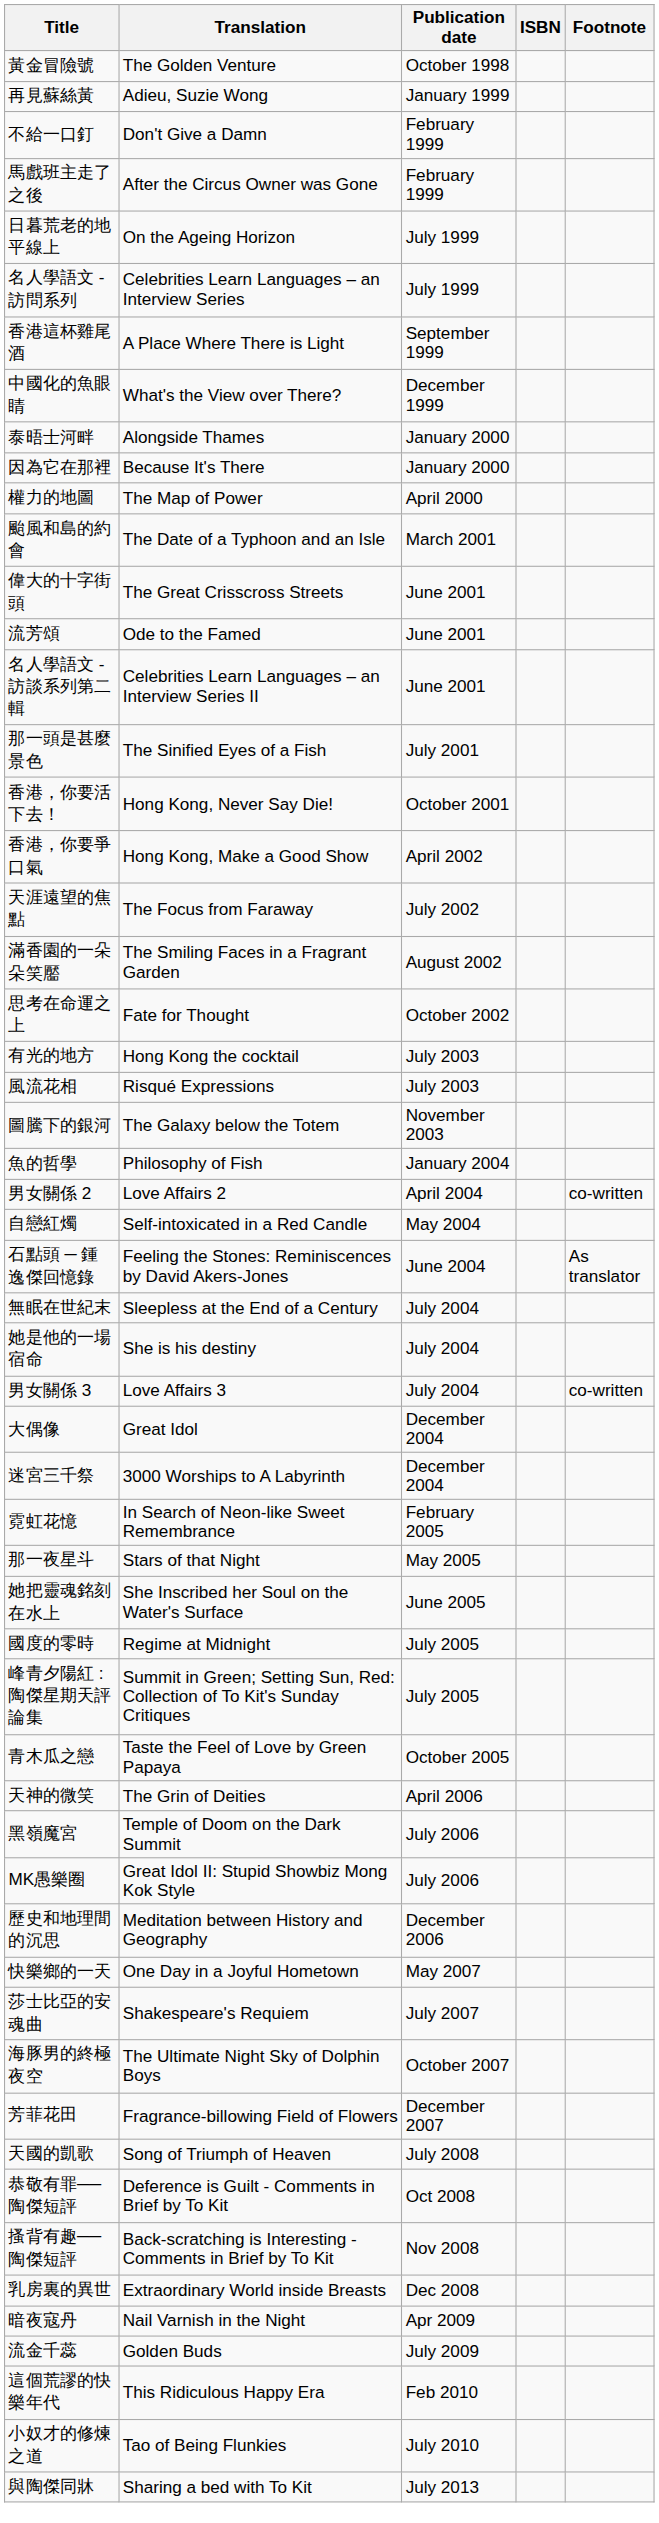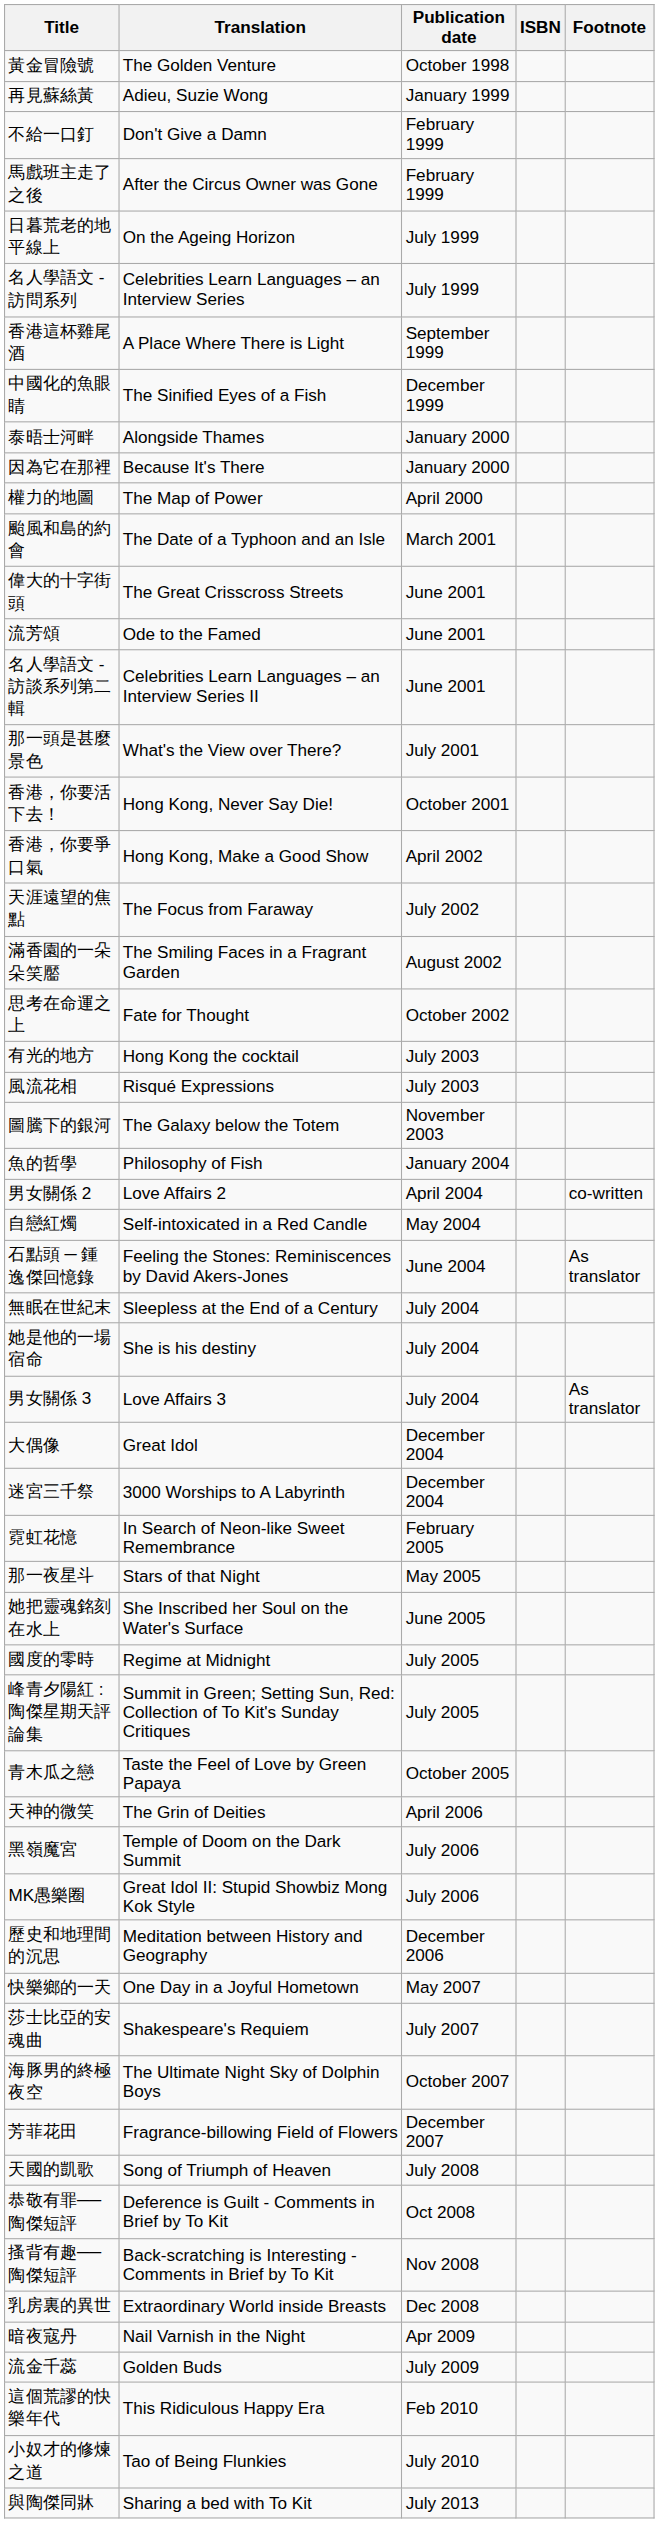(232, 395) What's the View over There? -> (225, 395) The Sinified Eyes of a Fish
(225, 751) The Sinified Eyes of a Fish -> (232, 751) What's the View over There?
(606, 1391) co-written -> (604, 1399) As translator
